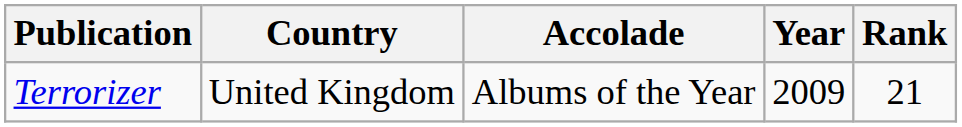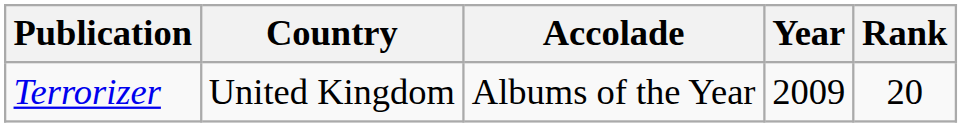(905, 91) 21 -> (905, 91) 20
